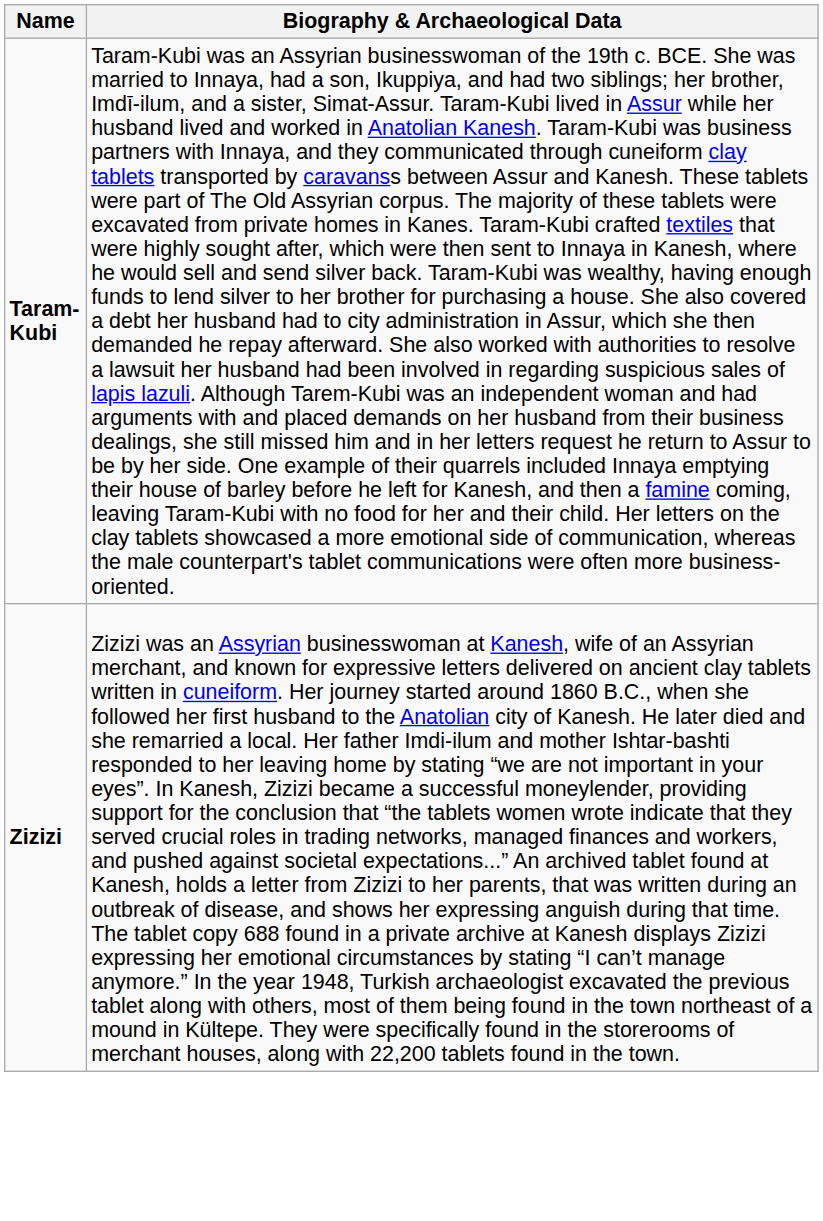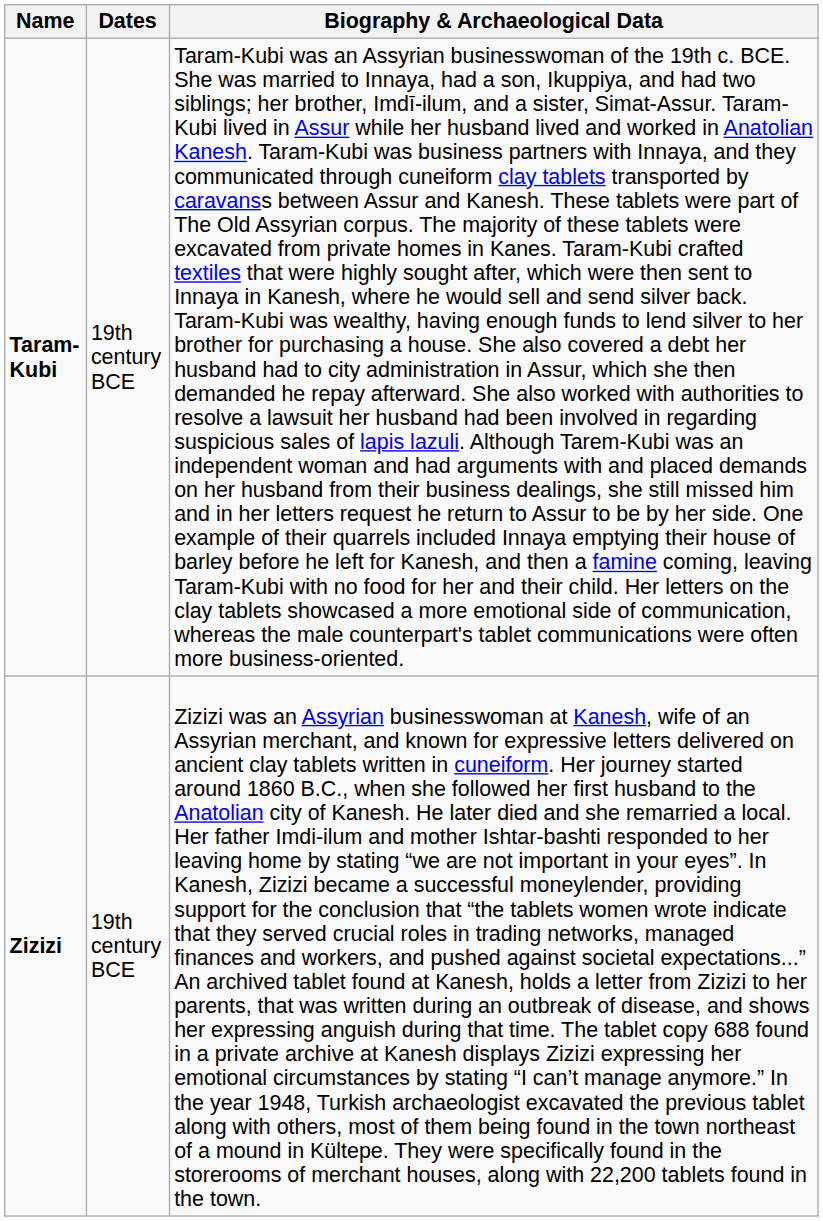+ column: (128, 21)
